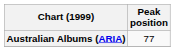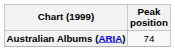(149, 38) 77 -> (149, 38) 74
